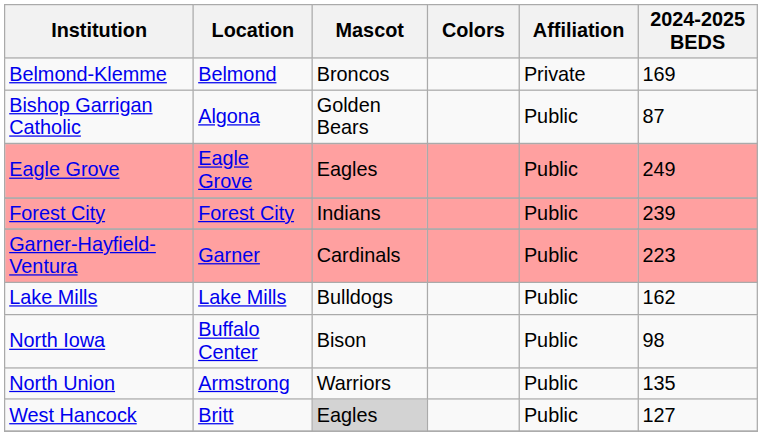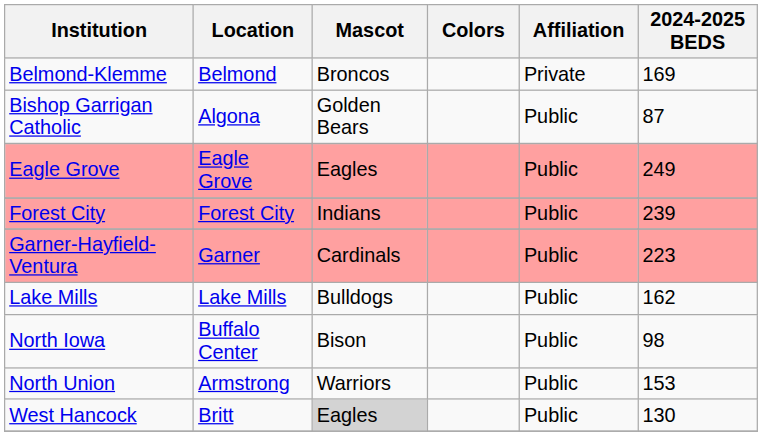(659, 383) 135 -> (659, 383) 153
(659, 415) 127 -> (659, 415) 130
